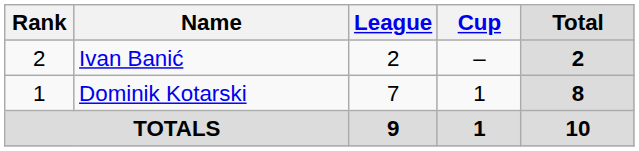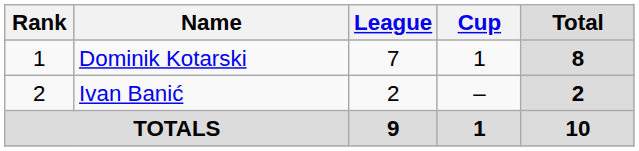rows swapped: (163, 93) <-> (131, 58)
